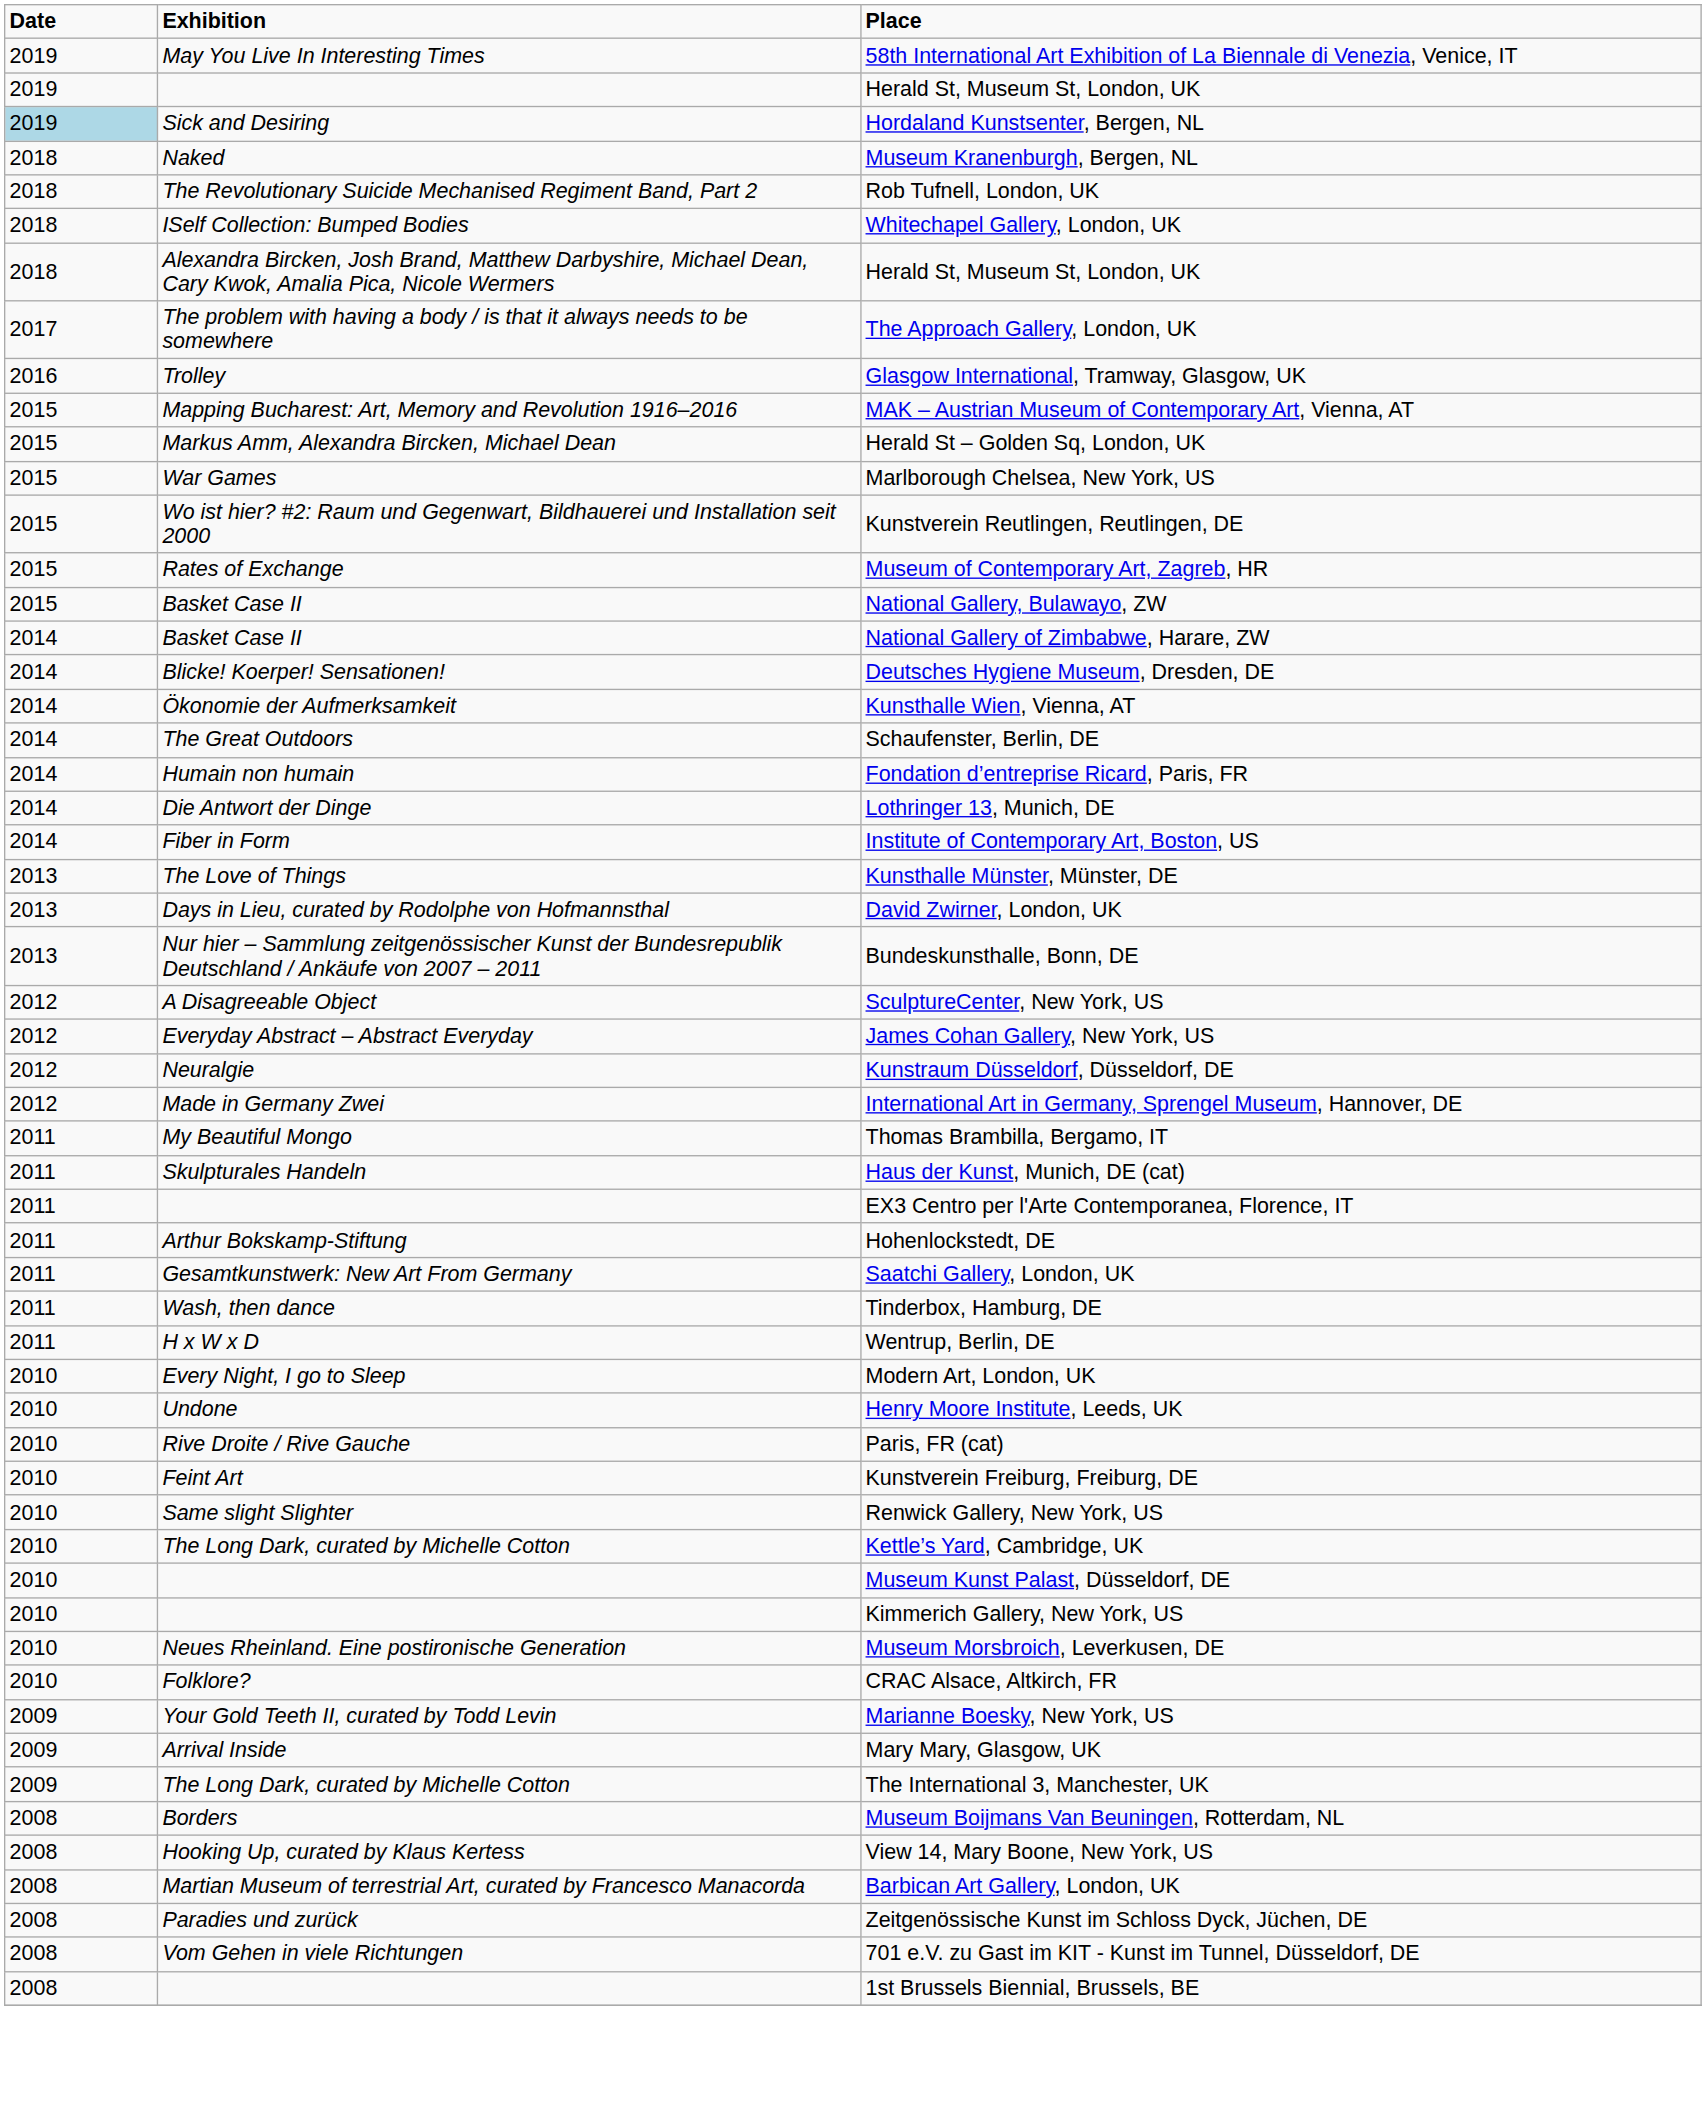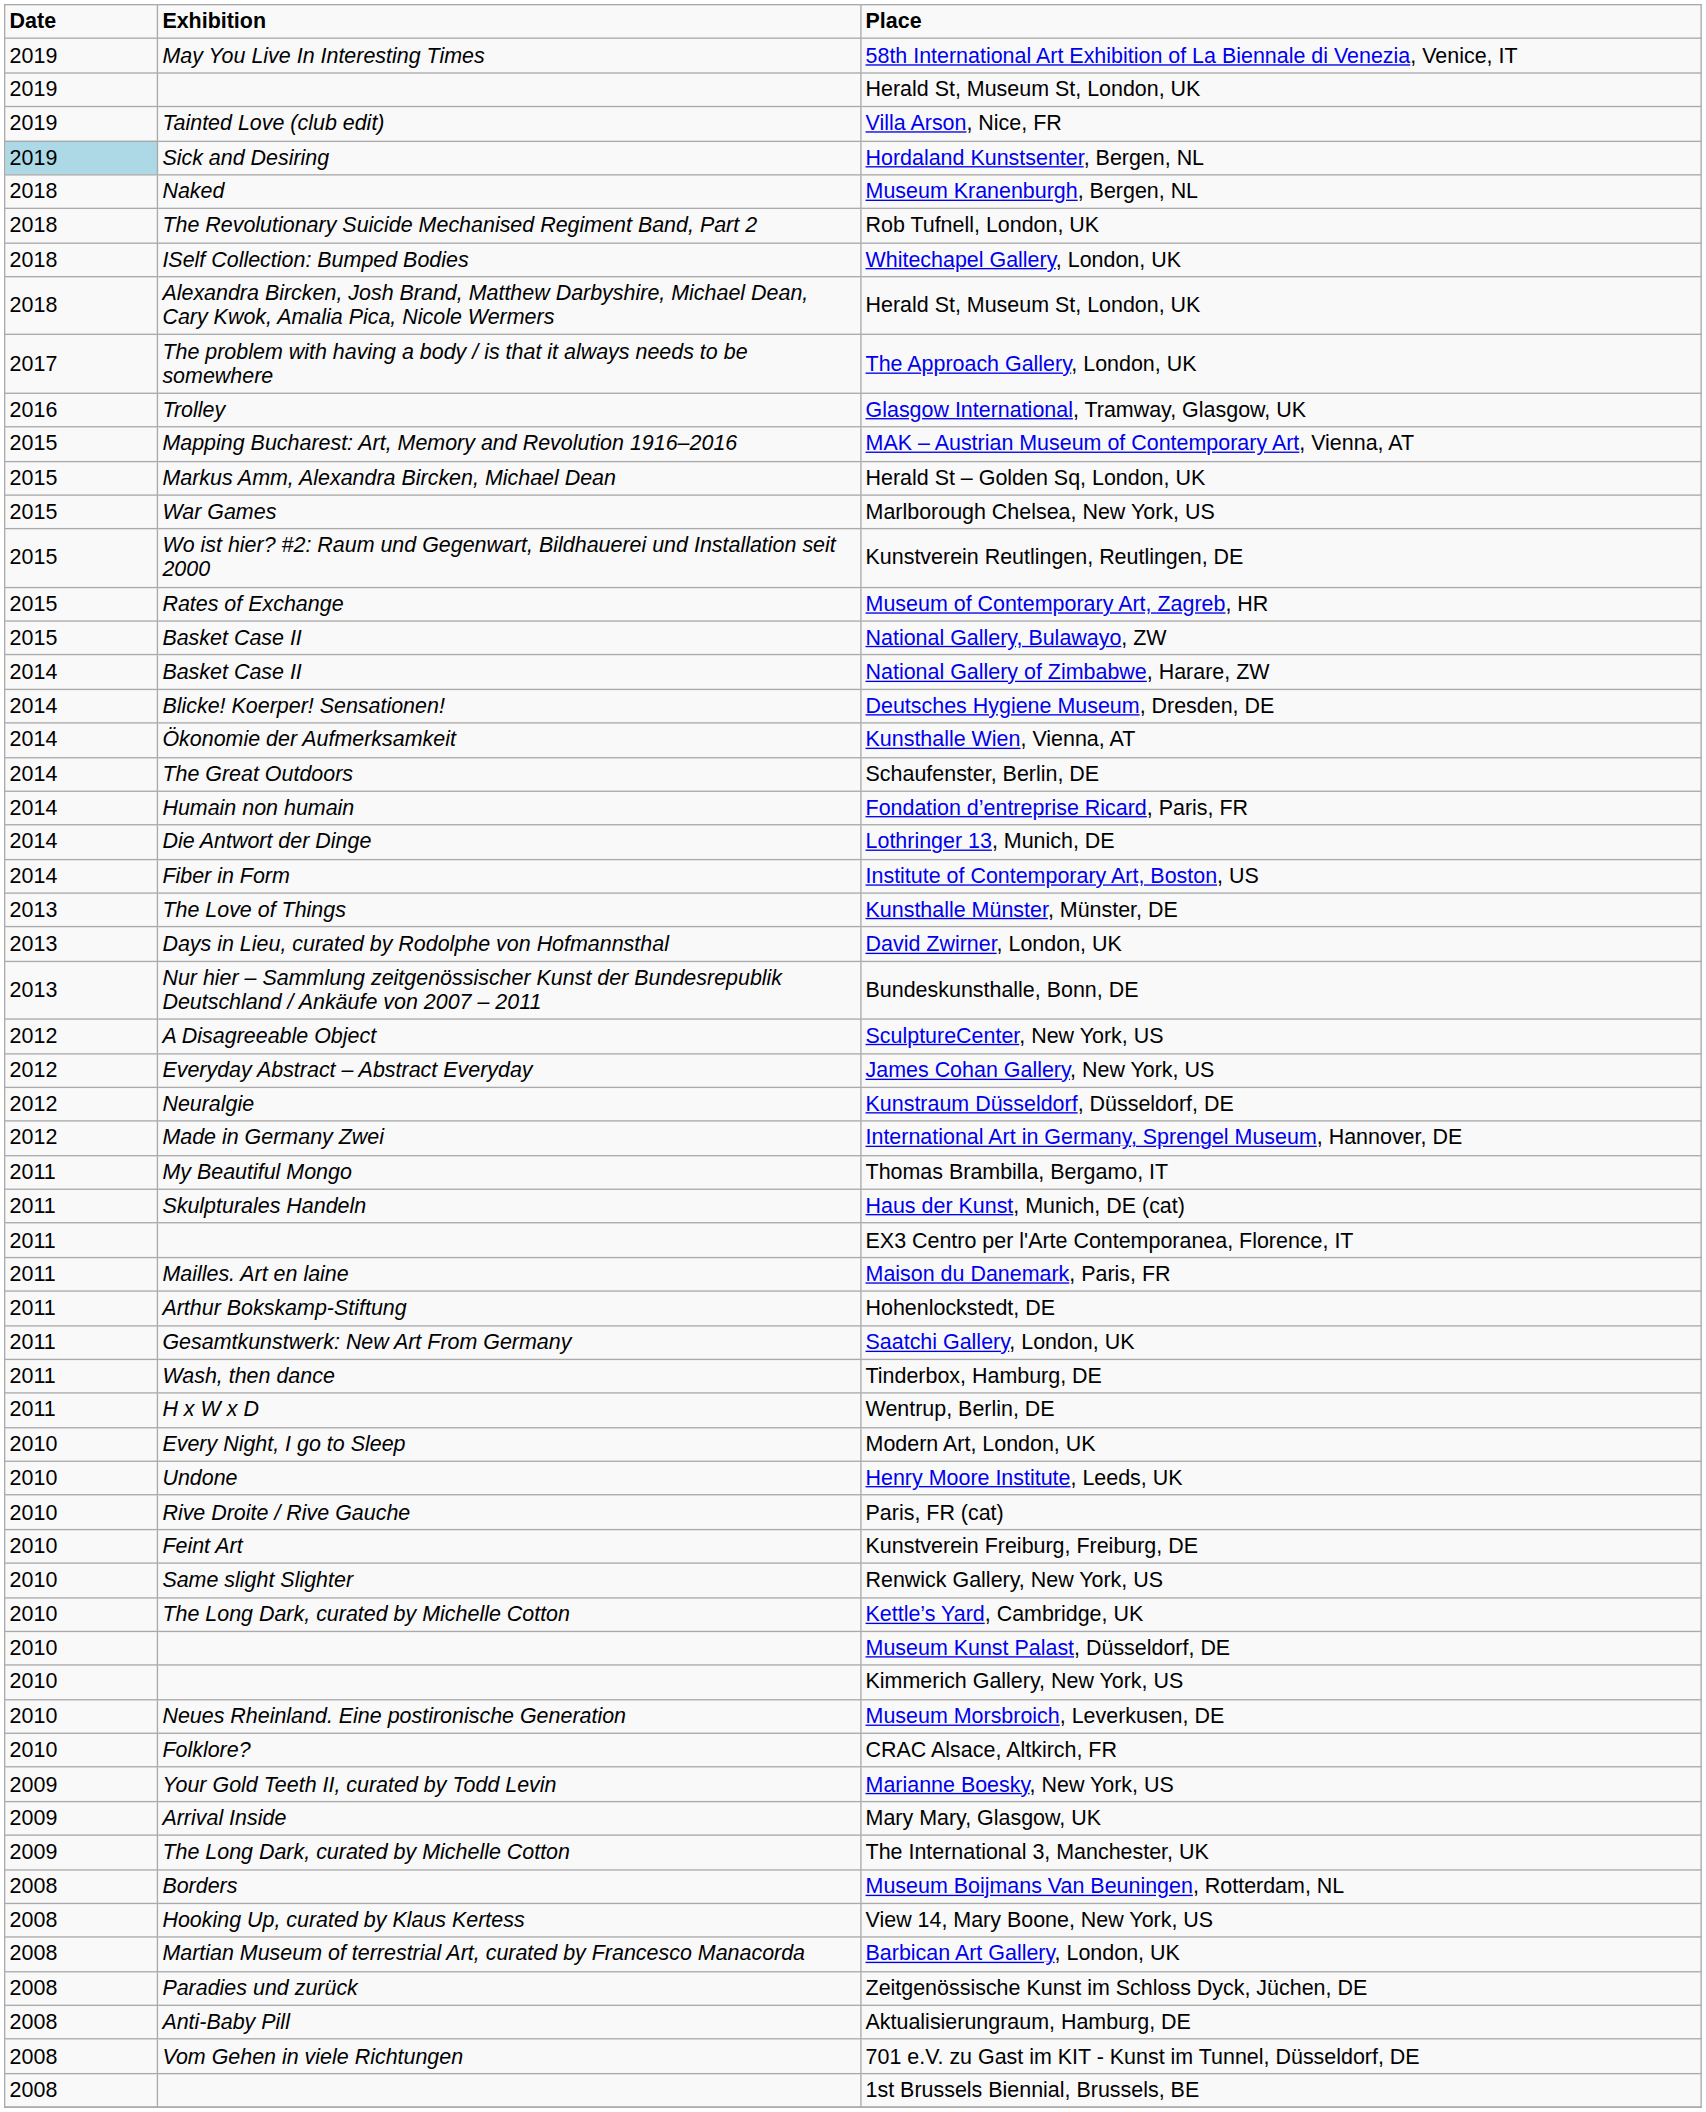+ row: (273, 123)
+ row: (256, 1274)
+ row: (226, 2022)
